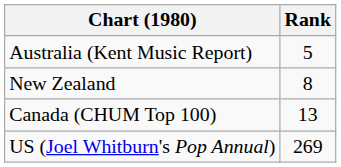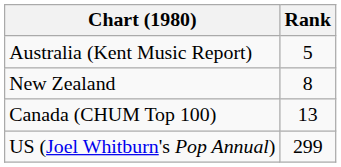(308, 146) 269 -> (308, 146) 299
